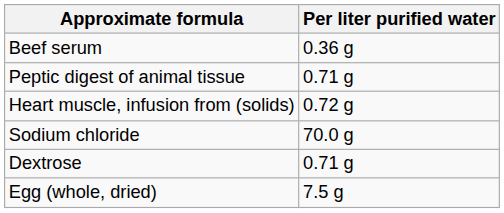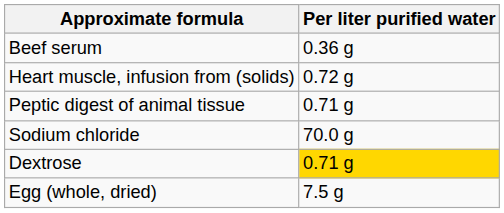rows swapped: (152, 105) <-> (127, 76)
(328, 163) no background -> (328, 163) gold background
